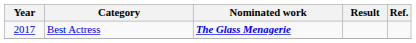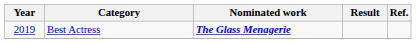(24, 30) 2017 -> (24, 30) 2019
